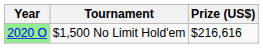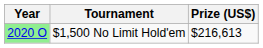(216, 33) $216,616 -> (216, 33) $216,613
